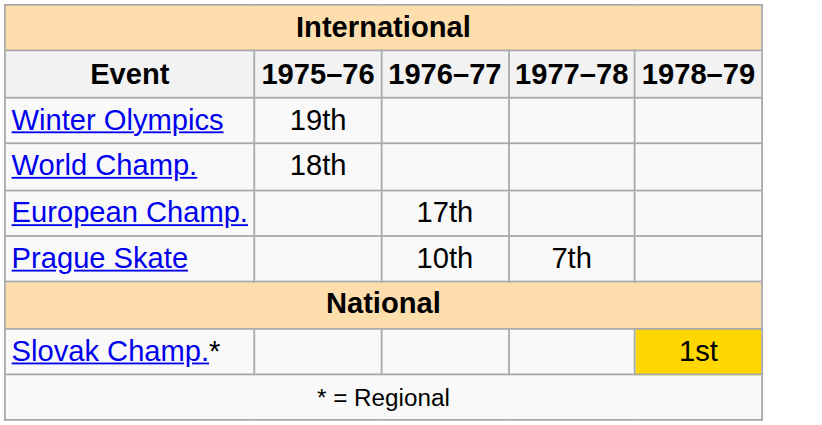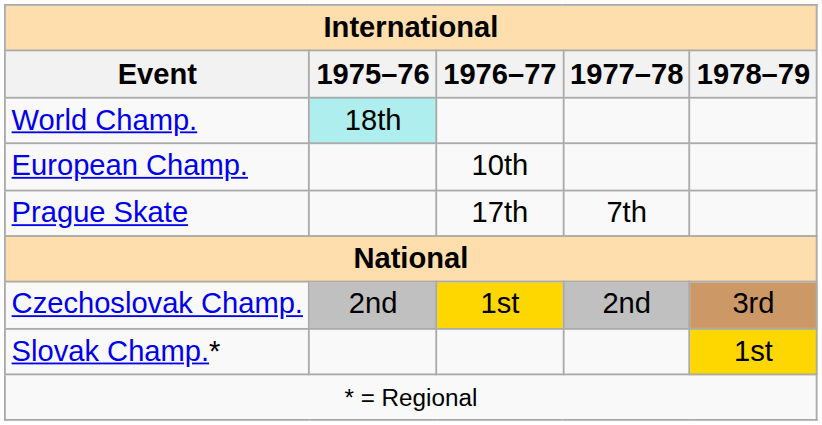- row: (118, 119)
(318, 166) no background -> (373, 119) paleturquoise background
(445, 212) 17th -> (500, 166) 10th
(445, 258) 10th -> (500, 212) 17th
+ row: (157, 304)
